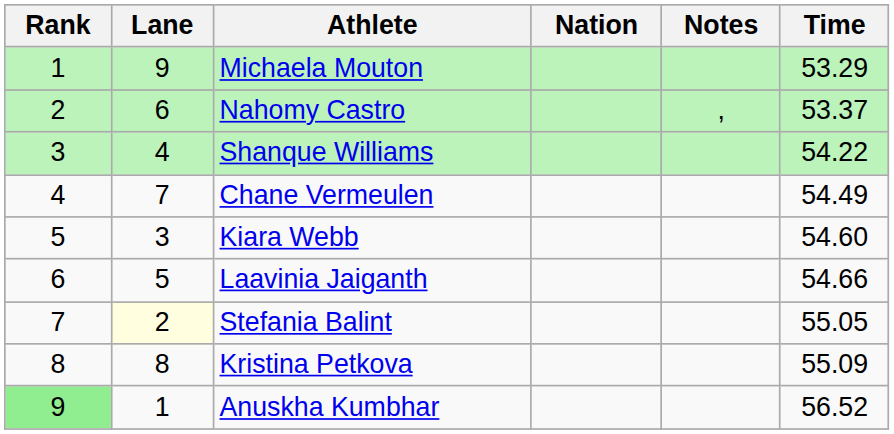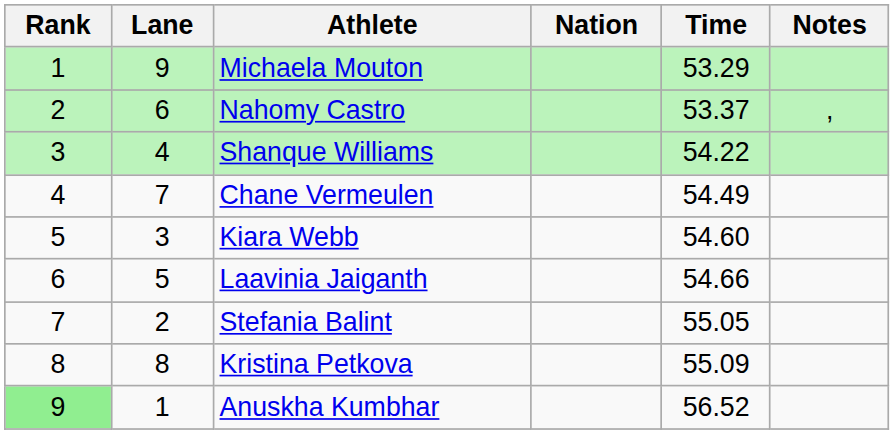columns swapped: (835, 25) <-> (721, 25)
(162, 322) lightyellow background -> (162, 322) no background
